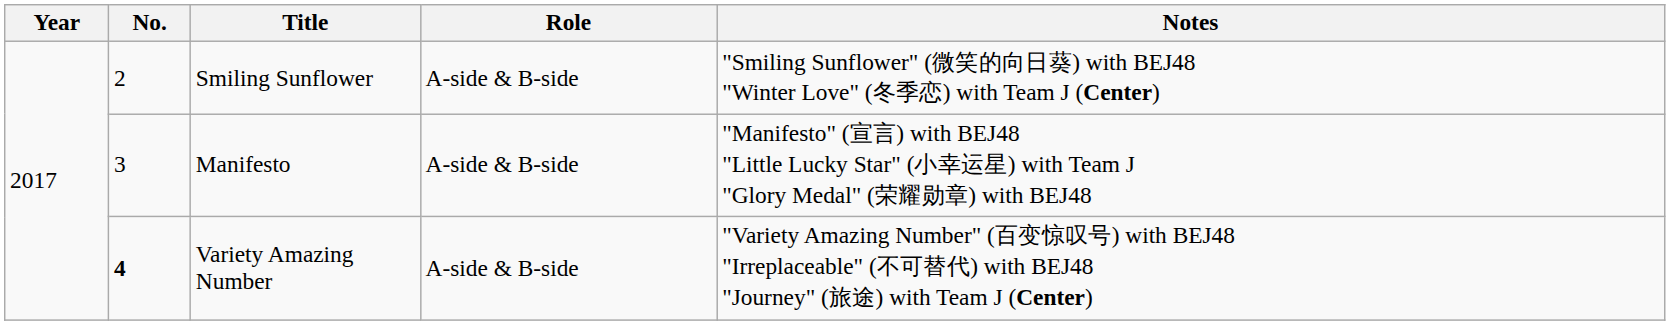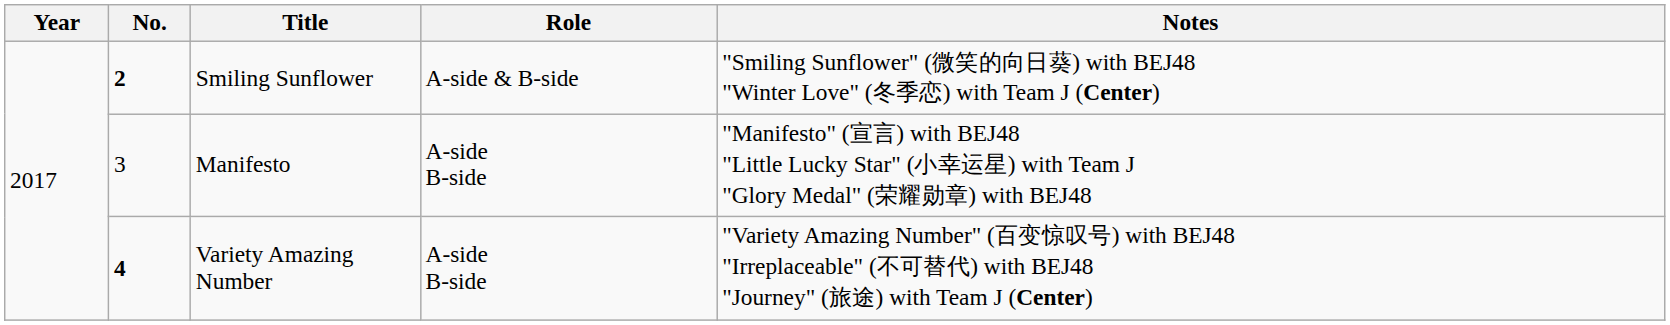(120, 77) normal -> (120, 77) bold
(502, 165) A-side & B-side -> (457, 165) A-side B-side
(502, 267) A-side & B-side -> (457, 267) A-side B-side
